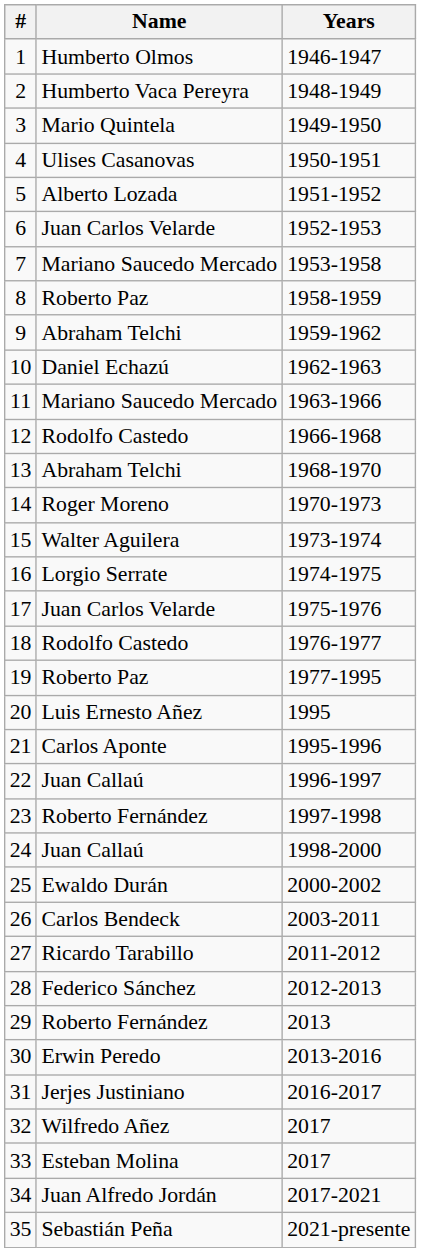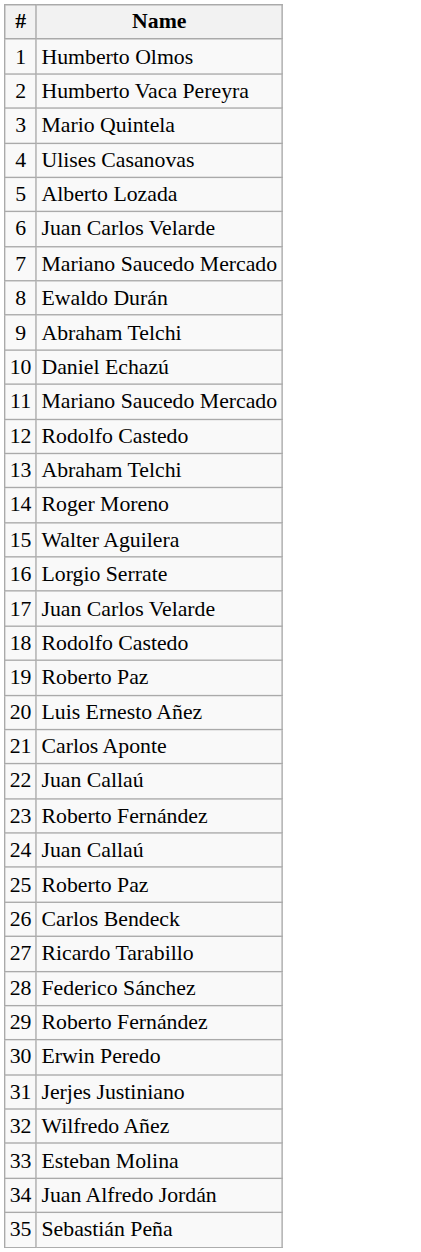- column: (349, 21)
(95, 297) Roberto Paz -> (105, 297) Ewaldo Durán
(105, 884) Ewaldo Durán -> (95, 884) Roberto Paz
